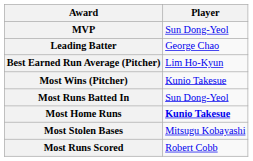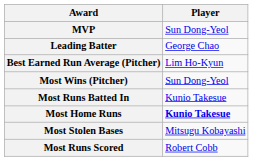(196, 80) Kunio Takesue -> (197, 80) Sun Dong-Yeol
(197, 97) Sun Dong-Yeol -> (196, 97) Kunio Takesue
